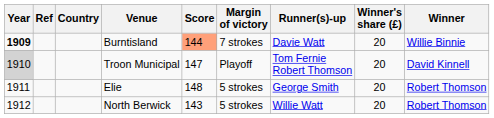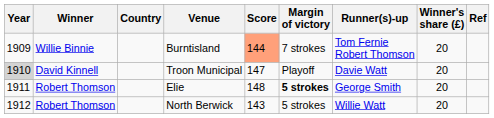columns swapped: (447, 19) <-> (44, 19)
(19, 42) bold -> (19, 48) normal
(299, 42) Davie Watt -> (375, 48) Tom Fernie Robert Thomson
(312, 65) Tom Fernie Robert Thomson -> (361, 71) Davie Watt
(241, 88) normal -> (305, 88) bold
